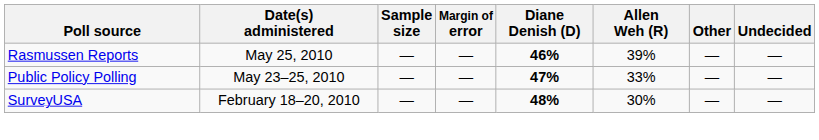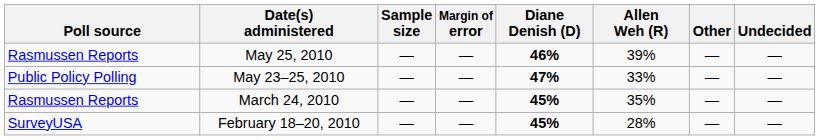+ row: (289, 100)
(545, 100) 48% -> (545, 123) 45%
(641, 100) 30% -> (641, 123) 28%
